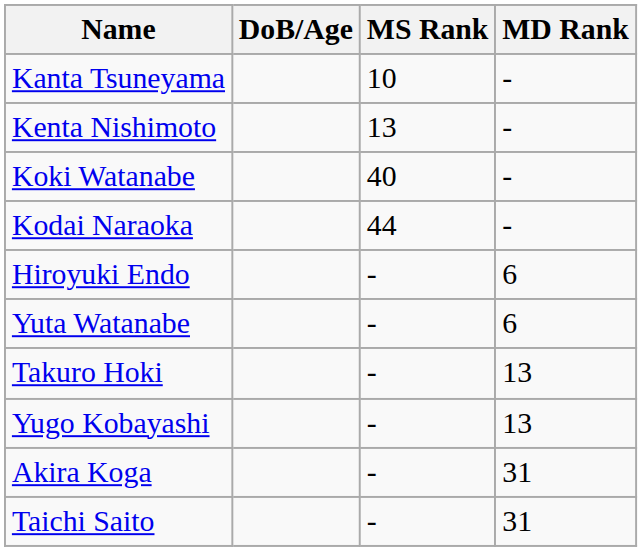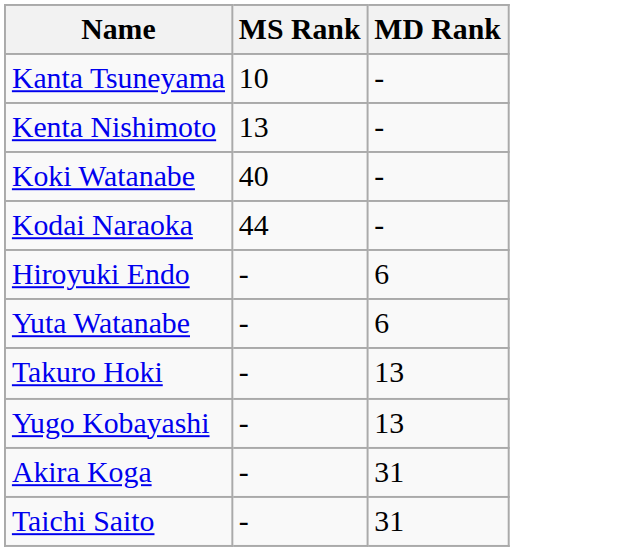- column: (296, 29)
